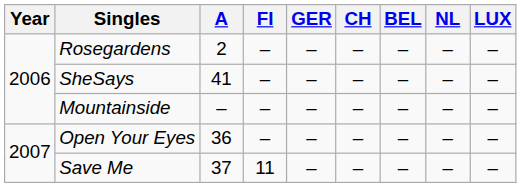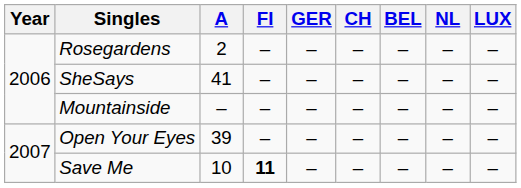(221, 138) 36 -> (221, 138) 39
(221, 167) 37 -> (221, 167) 10
(265, 167) normal -> (265, 167) bold
